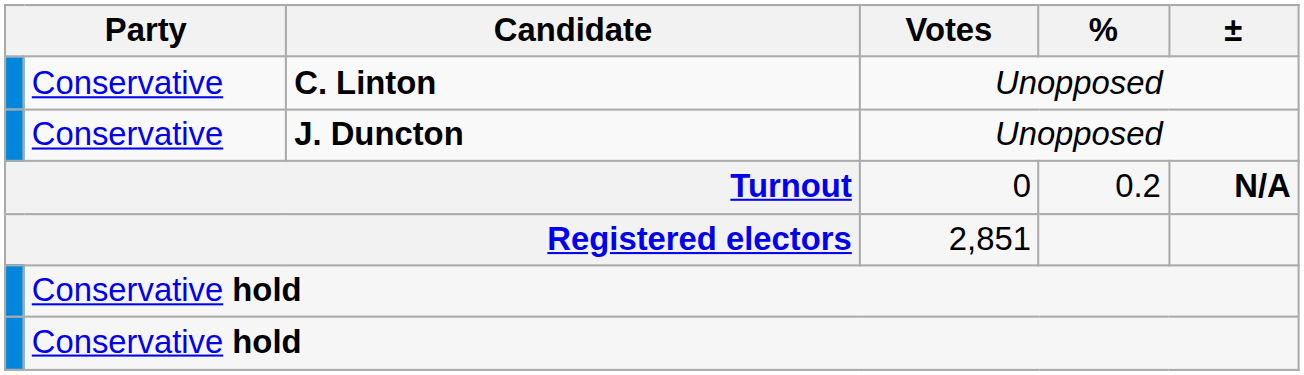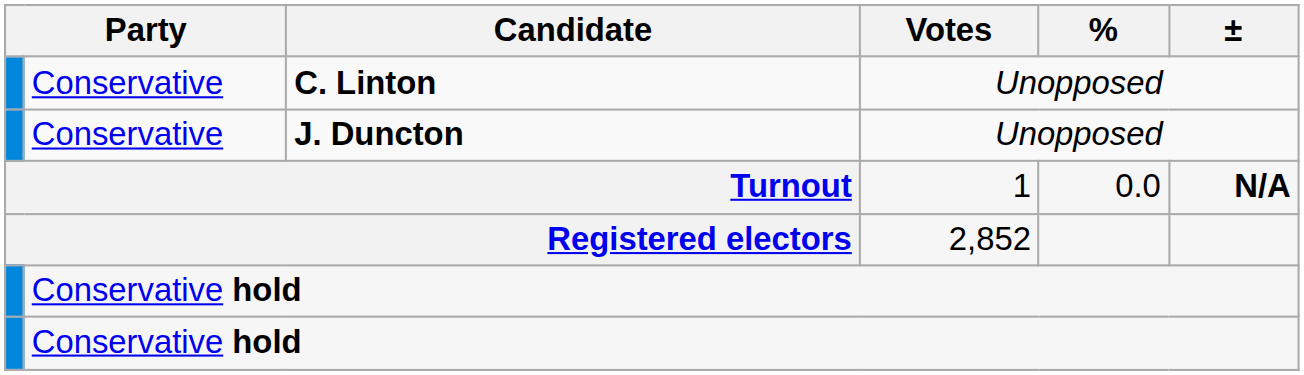(1022, 186) 0 -> (1022, 186) 1
(1138, 186) 0.2 -> (1138, 186) 0.0
(990, 238) 2,851 -> (990, 238) 2,852
